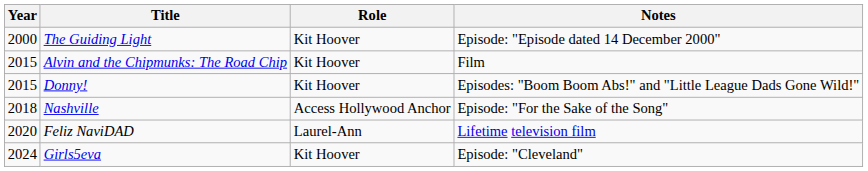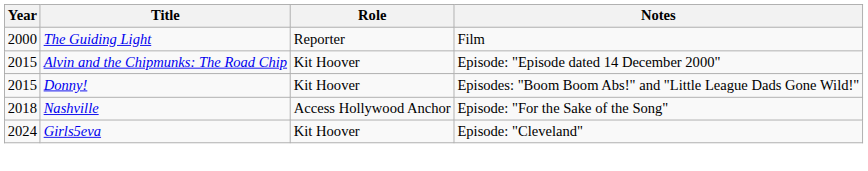(327, 39) Kit Hoover -> (319, 39) Reporter
(589, 39) Episode: "Episode dated 14 December 2000" -> (471, 39) Film
(471, 62) Film -> (589, 62) Episode: "Episode dated 14 December 2000"
- row: (89, 131)
